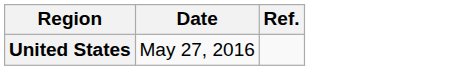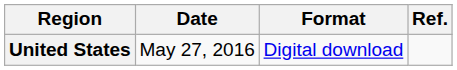+ column: (333, 19)
